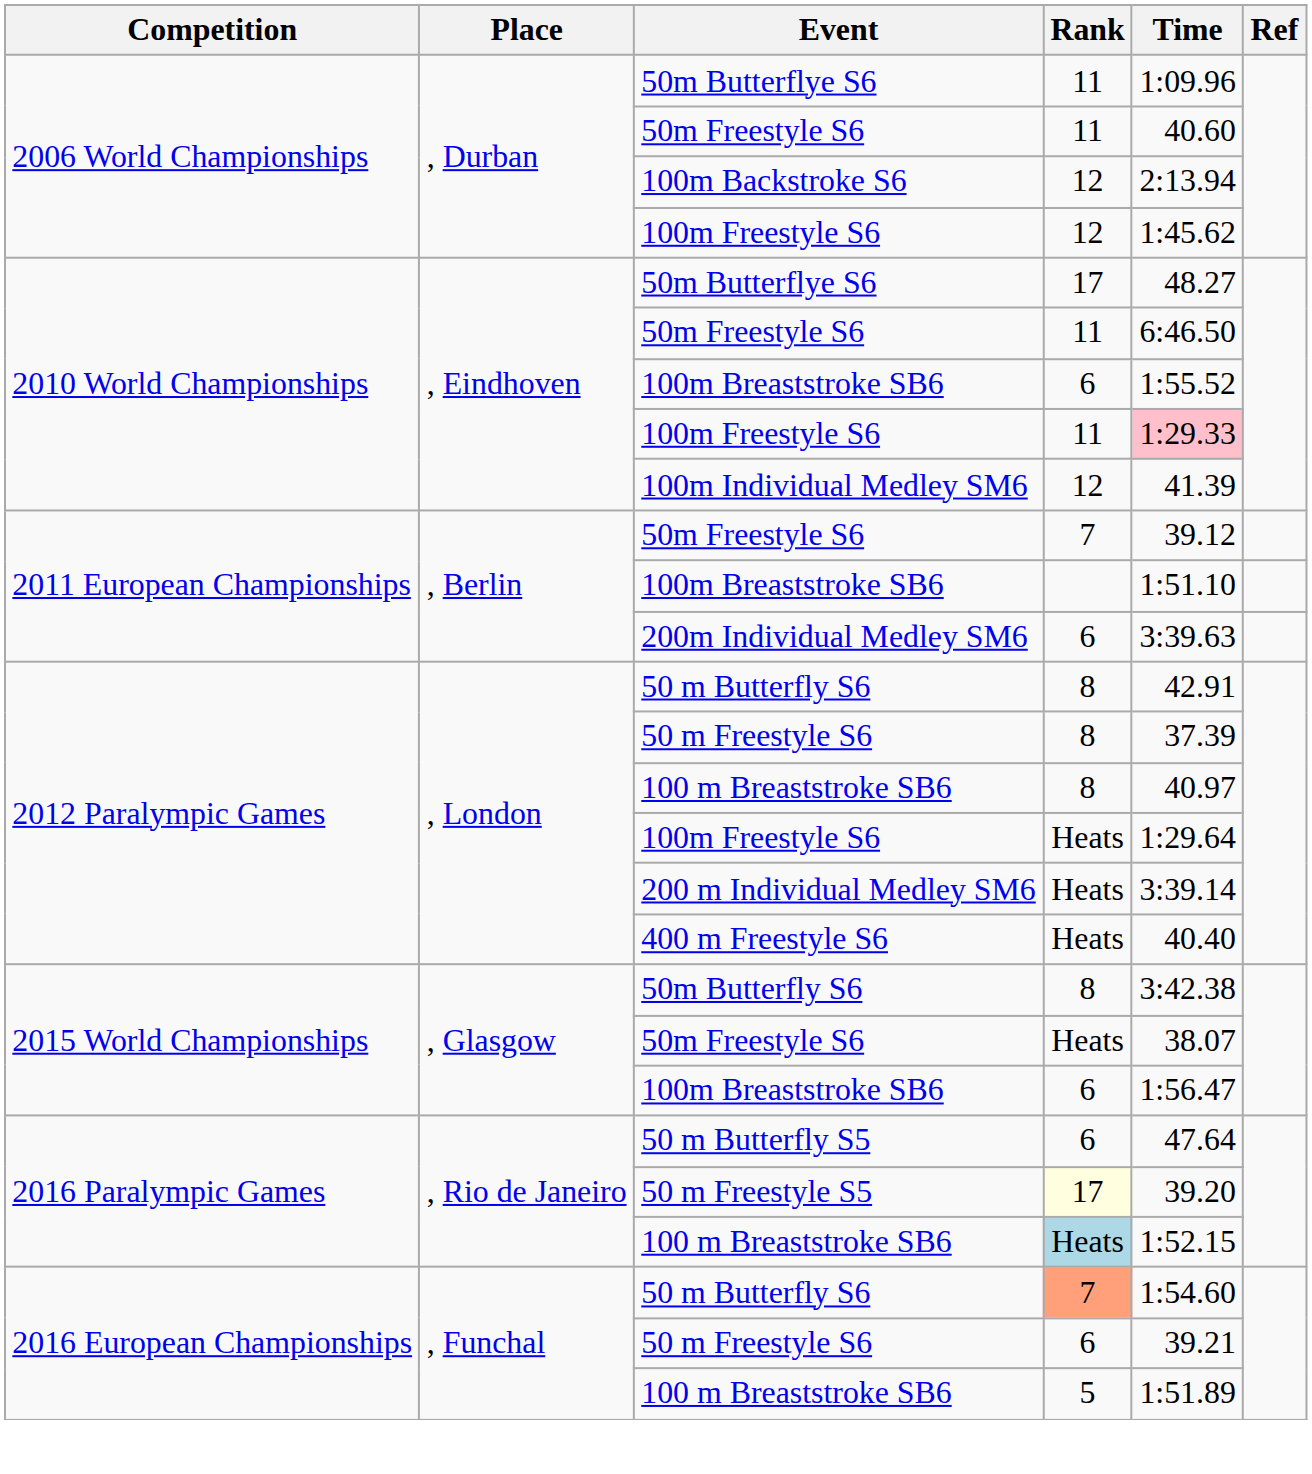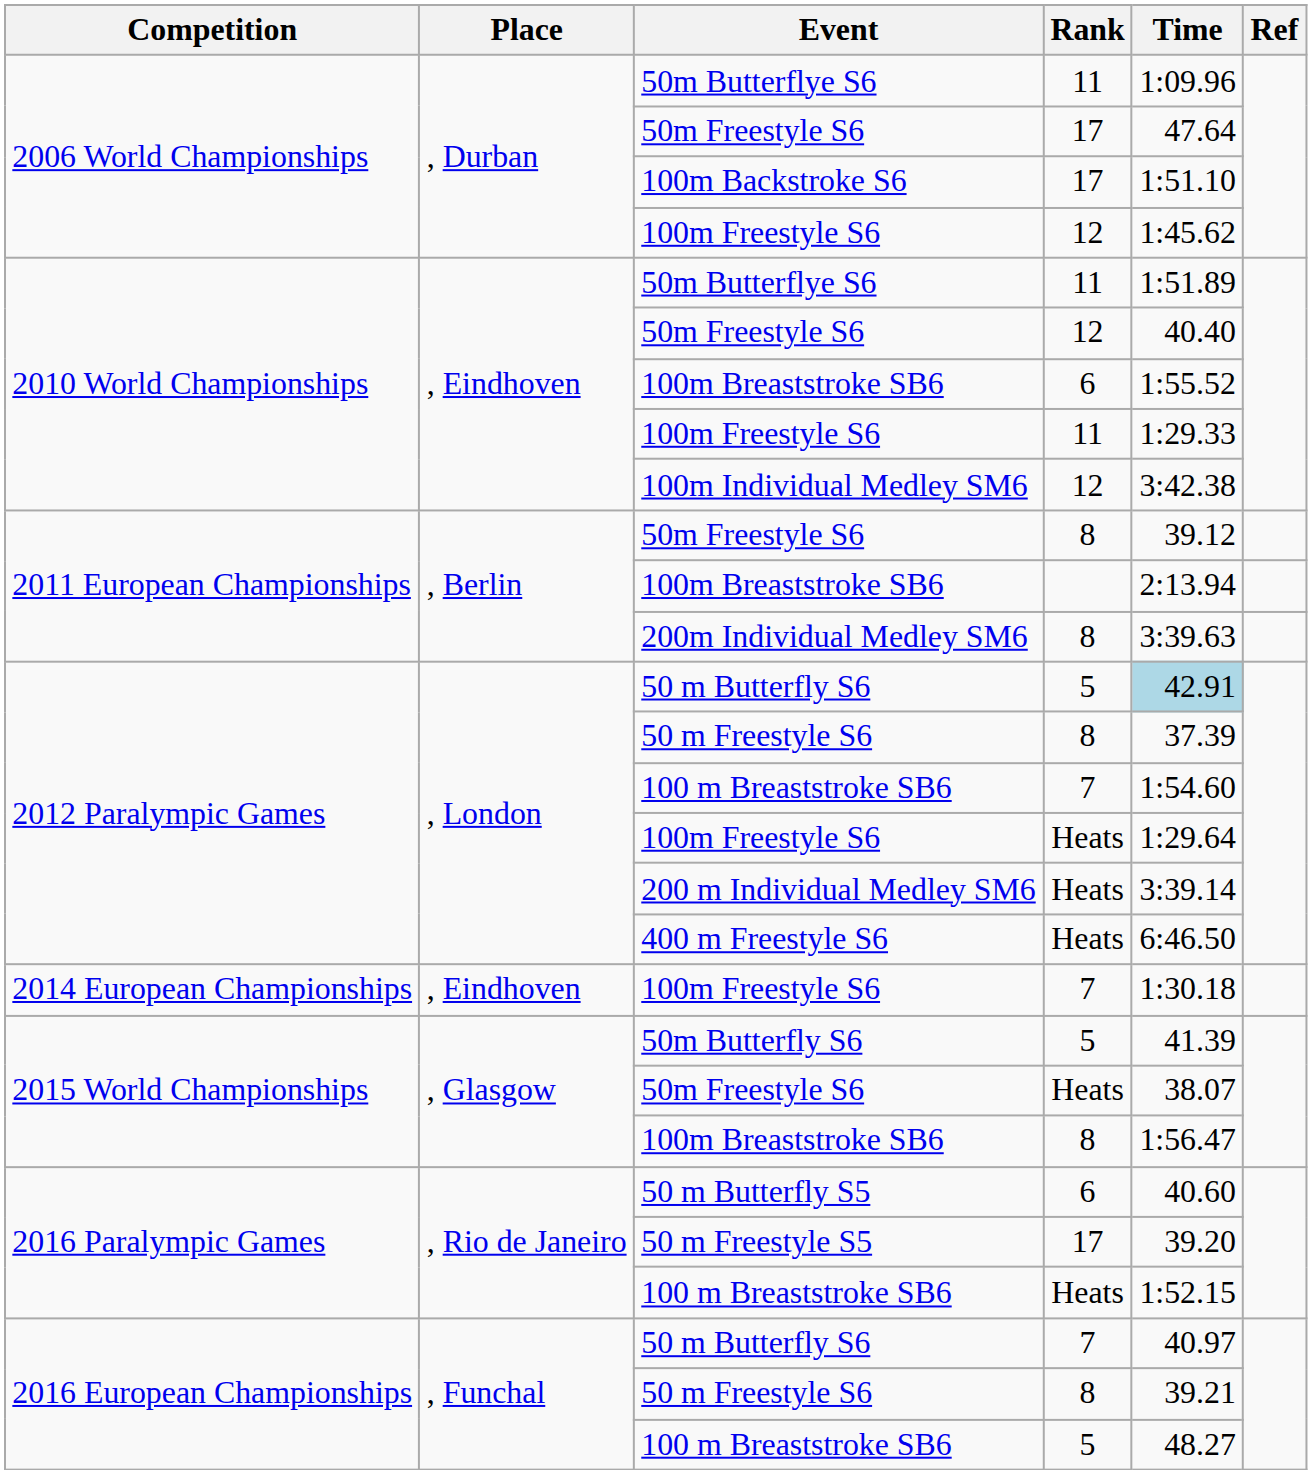(1088, 130) 11 -> (1088, 130) 17
(1200, 130) 40.60 -> (1200, 130) 47.64
(1088, 181) 12 -> (1088, 181) 17
(1188, 181) 2:13.94 -> (1188, 181) 1:51.10
(1088, 282) 17 -> (1088, 282) 11
(1200, 282) 48.27 -> (1188, 282) 1:51.89
(1088, 332) 11 -> (1088, 332) 12
(1188, 332) 6:46.50 -> (1200, 332) 40.40
(1188, 433) pink background -> (1188, 433) no background
(1200, 484) 41.39 -> (1188, 484) 3:42.38
(1088, 534) 7 -> (1088, 534) 8
(1188, 585) 1:51.10 -> (1188, 585) 2:13.94
(1088, 635) 6 -> (1088, 635) 8
(1088, 686) 8 -> (1088, 686) 5
(1200, 686) no background -> (1200, 686) lightblue background
(1088, 787) 8 -> (1088, 787) 7
(1200, 787) 40.97 -> (1188, 787) 1:54.60
(1200, 938) 40.40 -> (1188, 938) 6:46.50
+ row: (212, 989)
(1088, 989) 8 -> (1088, 1039) 5
(1188, 989) 3:42.38 -> (1200, 1039) 41.39
(1088, 1090) 6 -> (1088, 1140) 8
(1200, 1140) 47.64 -> (1200, 1191) 40.60
(1088, 1191) lightyellow background -> (1088, 1241) no background
(1088, 1241) lightblue background -> (1088, 1292) no background
(1088, 1292) lightsalmon background -> (1088, 1342) no background
(1188, 1292) 1:54.60 -> (1200, 1342) 40.97
(1088, 1342) 6 -> (1088, 1393) 8
(1188, 1393) 1:51.89 -> (1200, 1443) 48.27
